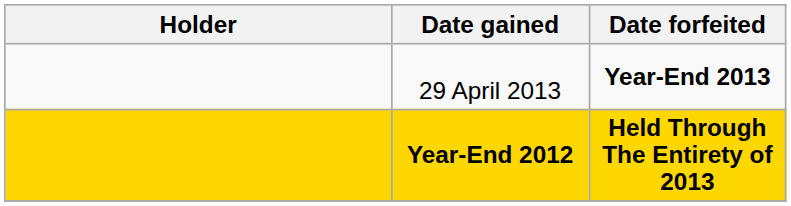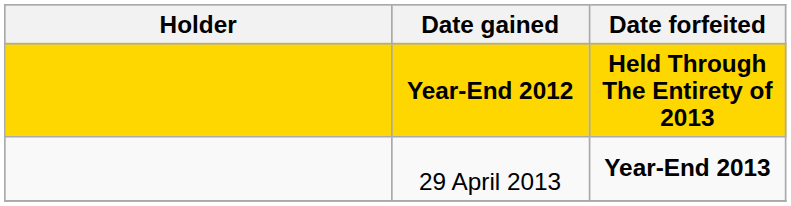rows swapped: (490, 155) <-> (490, 90)
